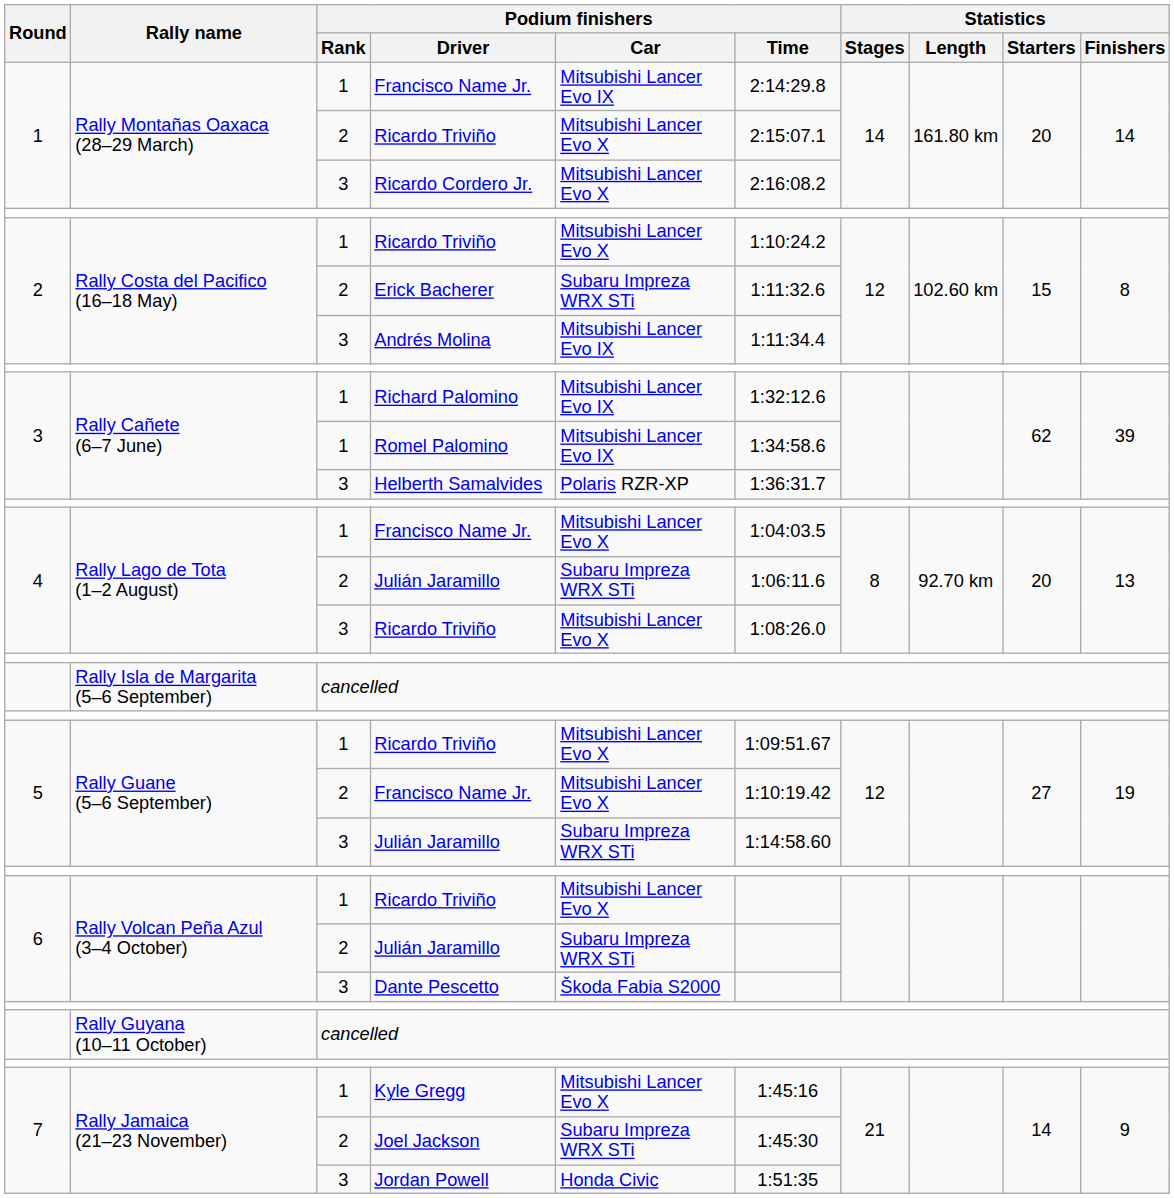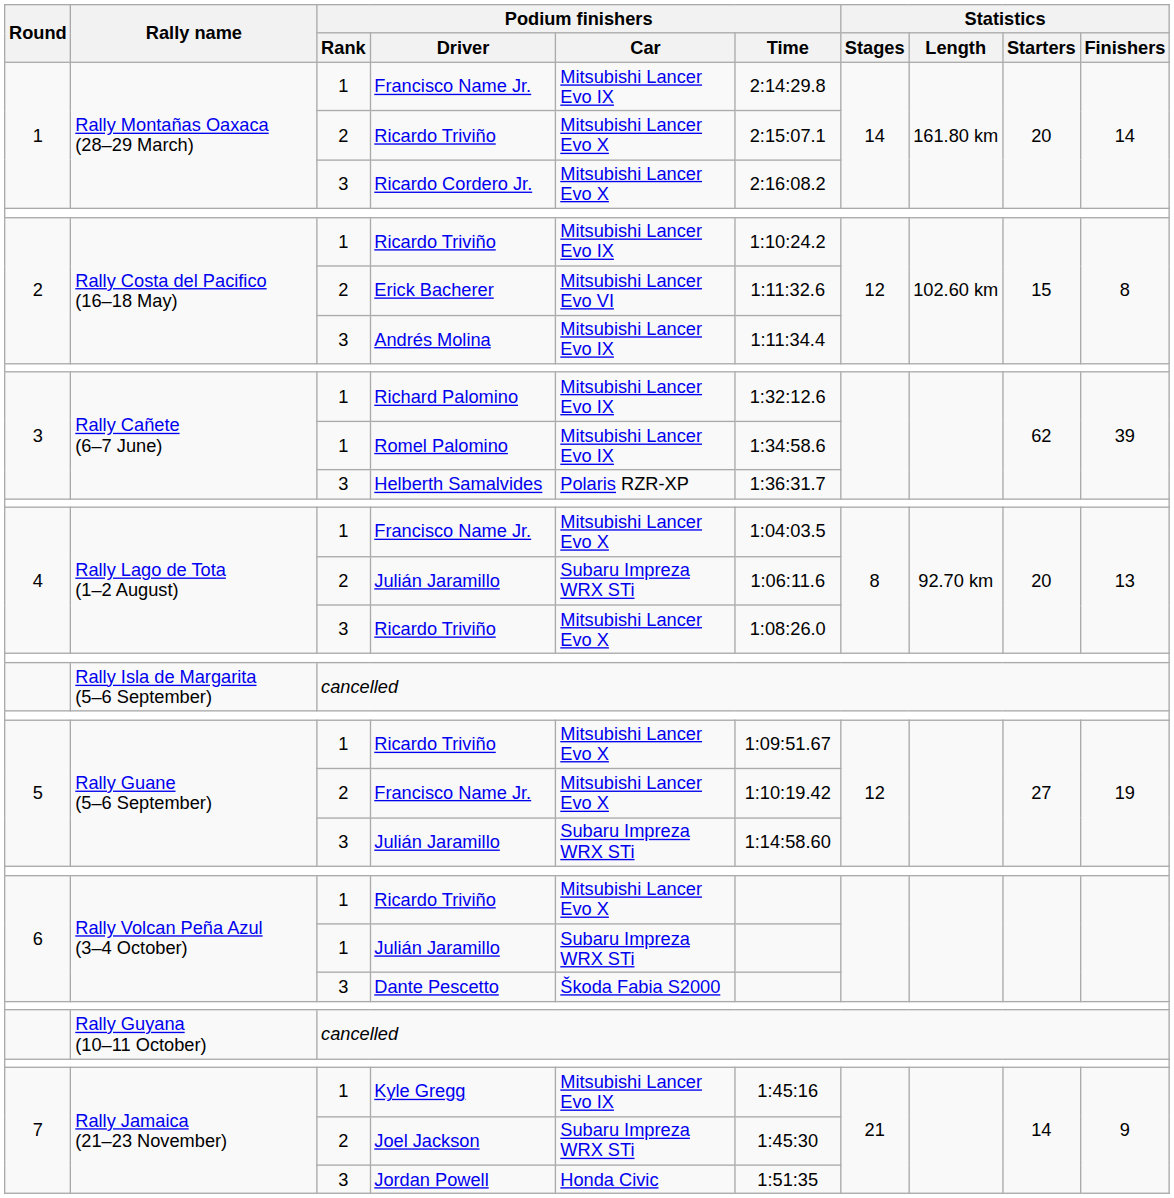(631, 241) Mitsubishi Lancer Evo X -> (631, 241) Mitsubishi Lancer Evo IX
(625, 290) Subaru Impreza WRX STi -> (631, 290) Mitsubishi Lancer Evo VI
(343, 948) 2 -> (343, 948) 1
(631, 1091) Mitsubishi Lancer Evo X -> (631, 1091) Mitsubishi Lancer Evo IX
